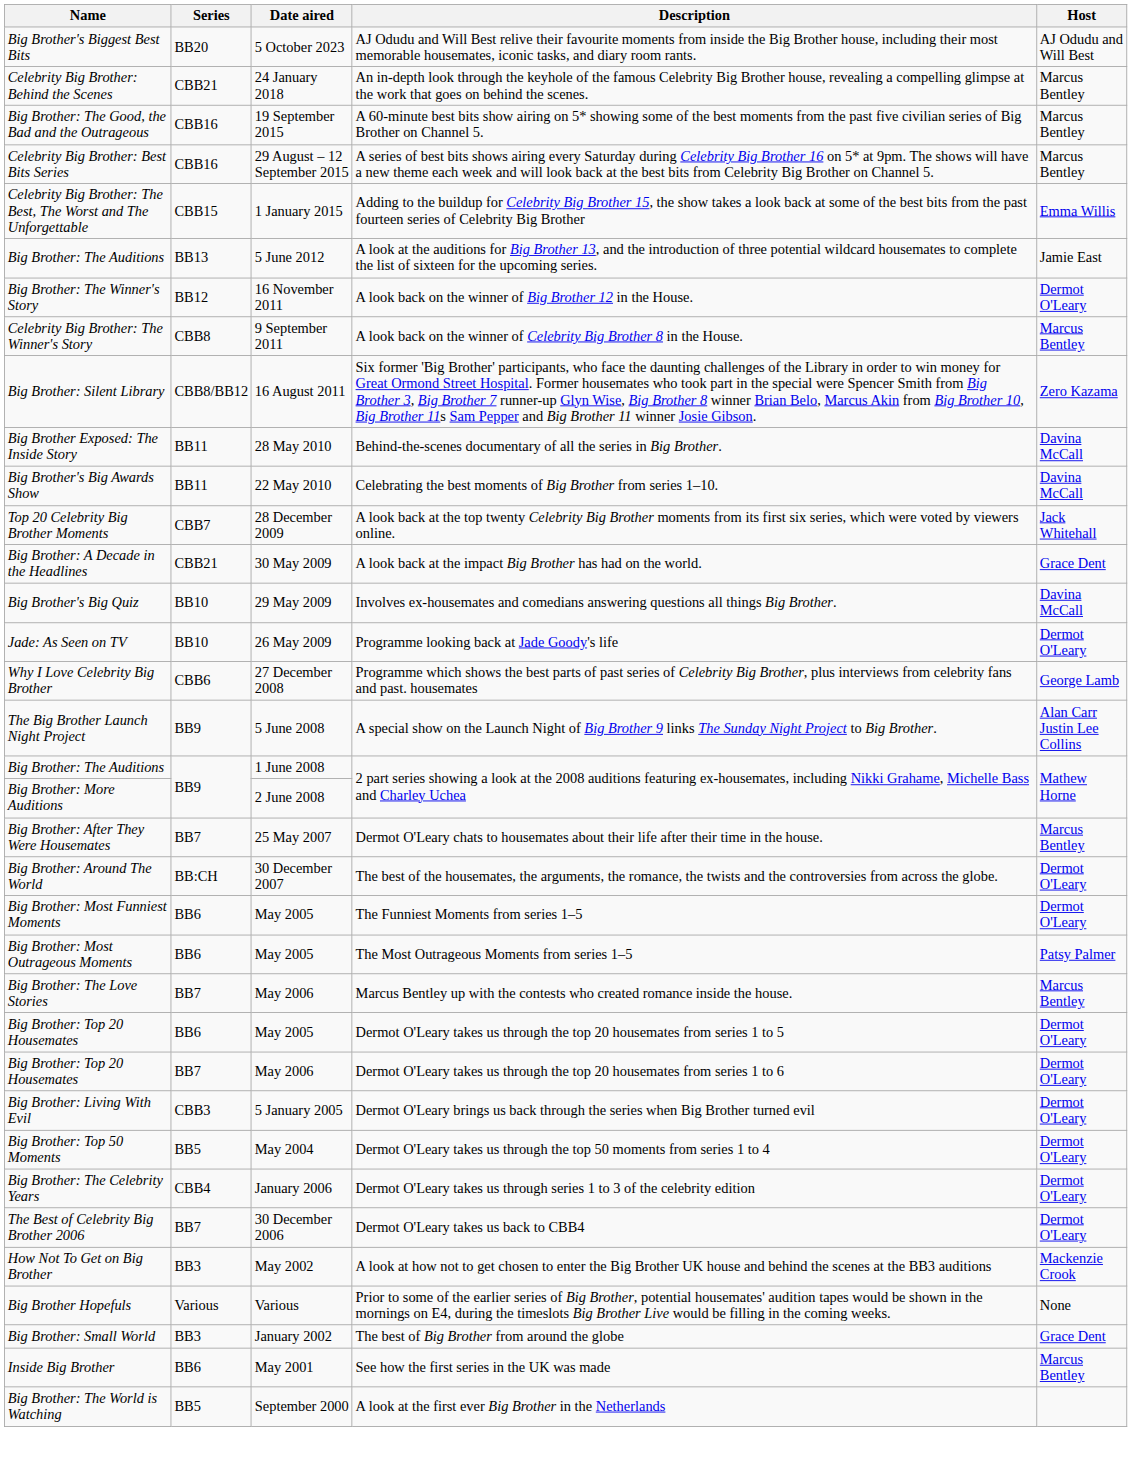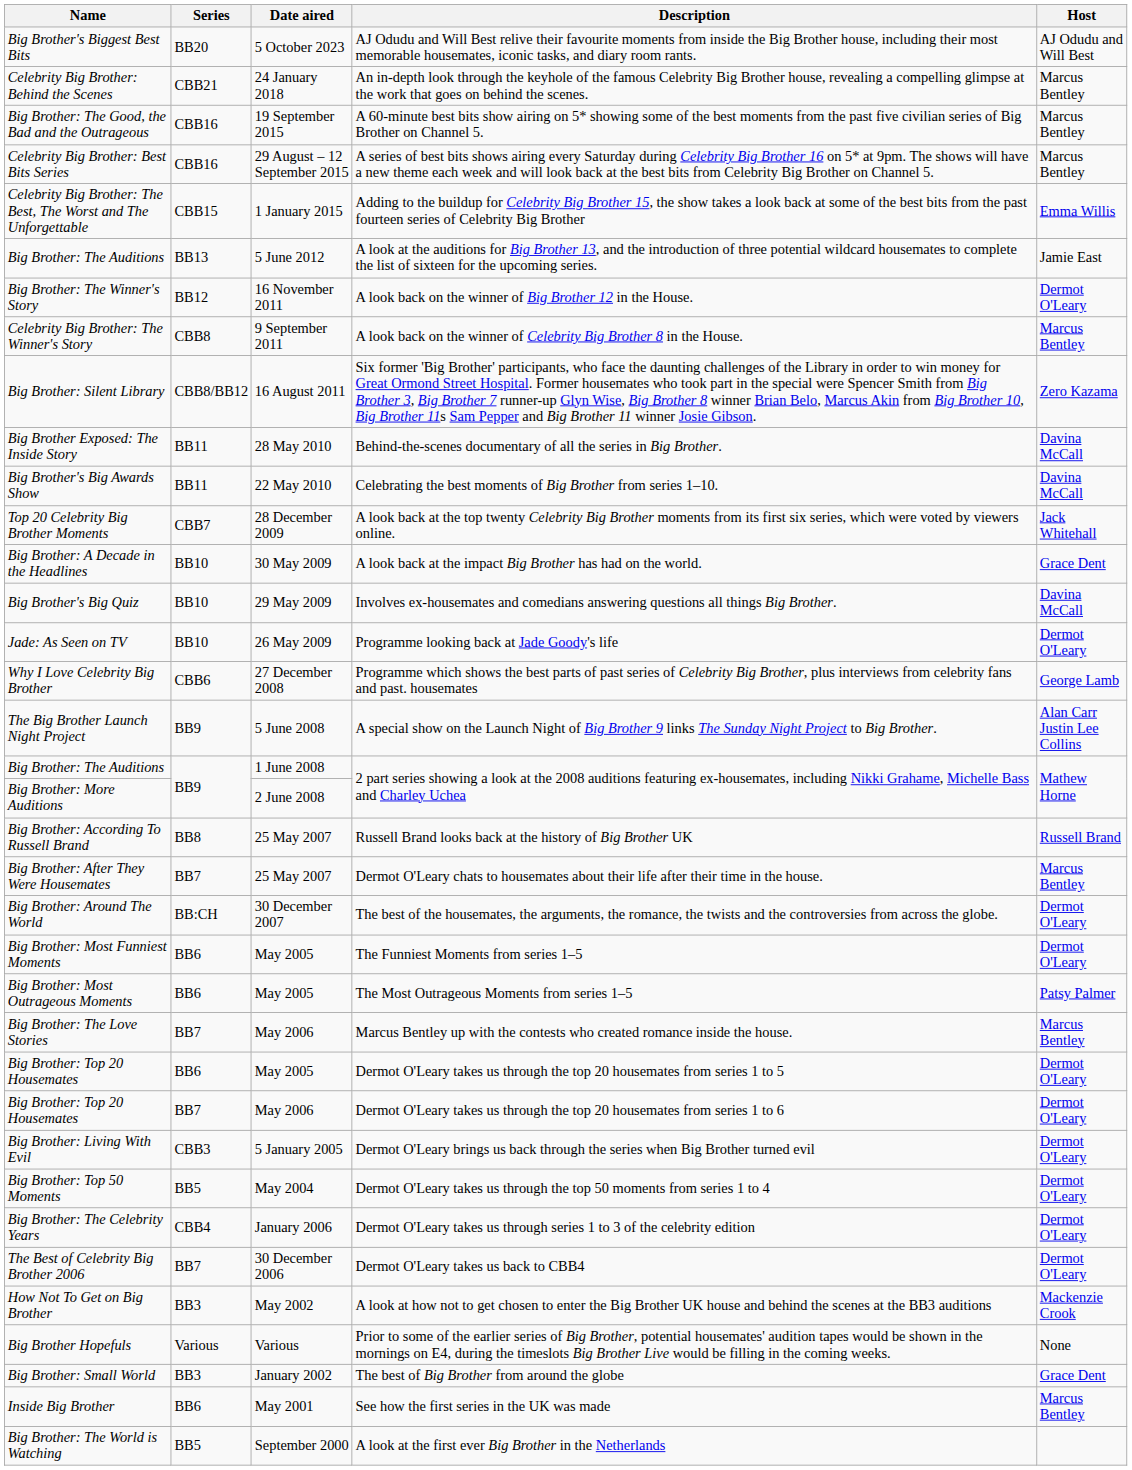(196, 563) CBB21 -> (191, 563) BB10
+ row: (84, 837)
